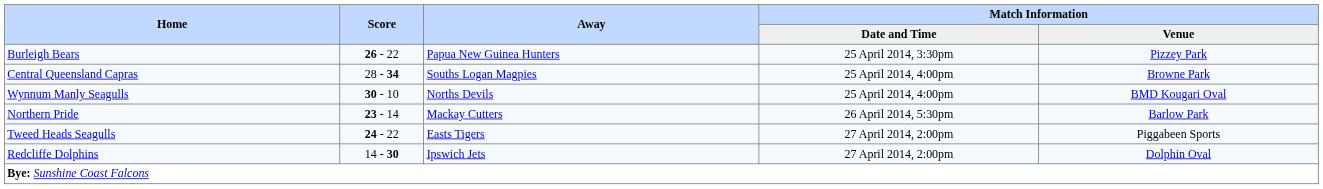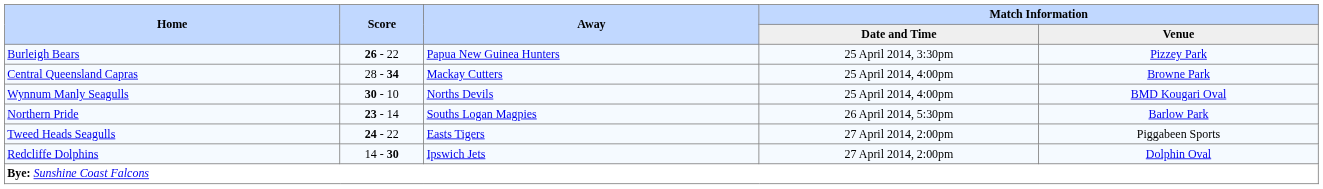(482, 74) Souths Logan Magpies -> (465, 74) Mackay Cutters
(465, 114) Mackay Cutters -> (482, 114) Souths Logan Magpies
